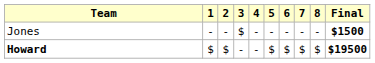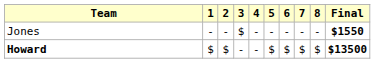(347, 31) $1500 -> (347, 31) $1550
(347, 49) $19500 -> (347, 49) $13500
